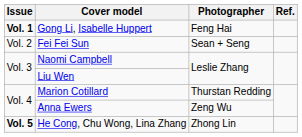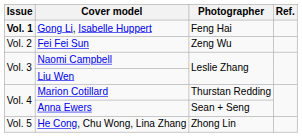(220, 44) Sean + Seng -> (211, 44) Zeng Wu
(211, 108) Zeng Wu -> (220, 108) Sean + Seng
(20, 124) bold -> (19, 124) normal
